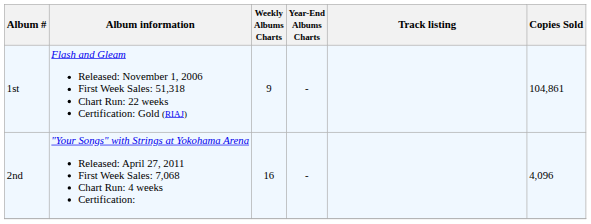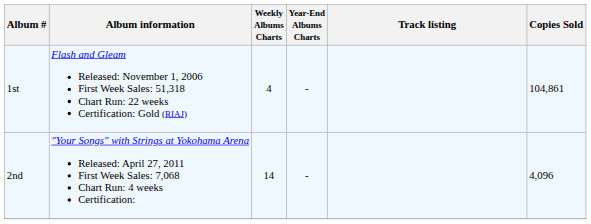(269, 88) 9 -> (269, 88) 4
(269, 175) 16 -> (269, 175) 14
